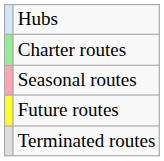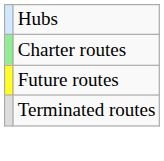- row: (77, 79)
